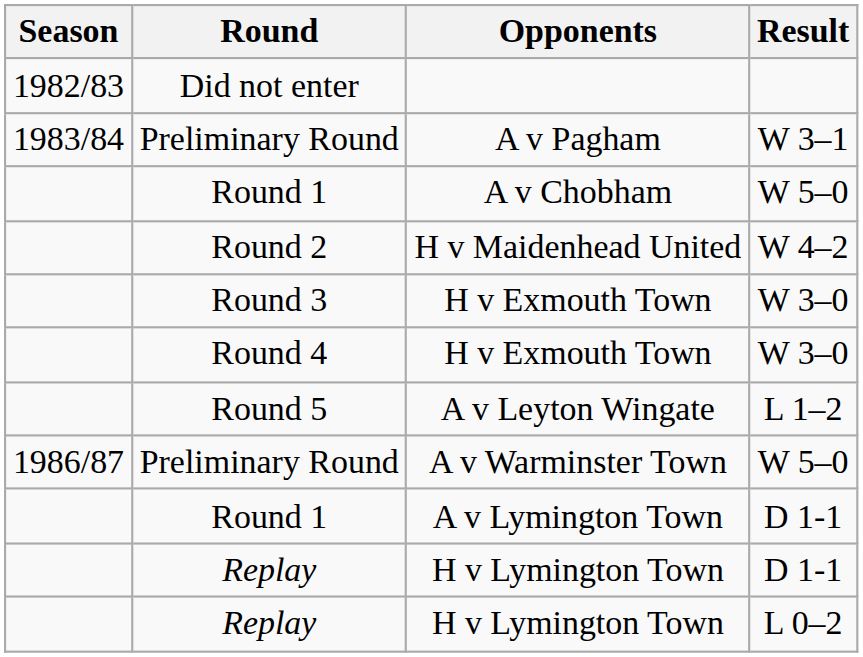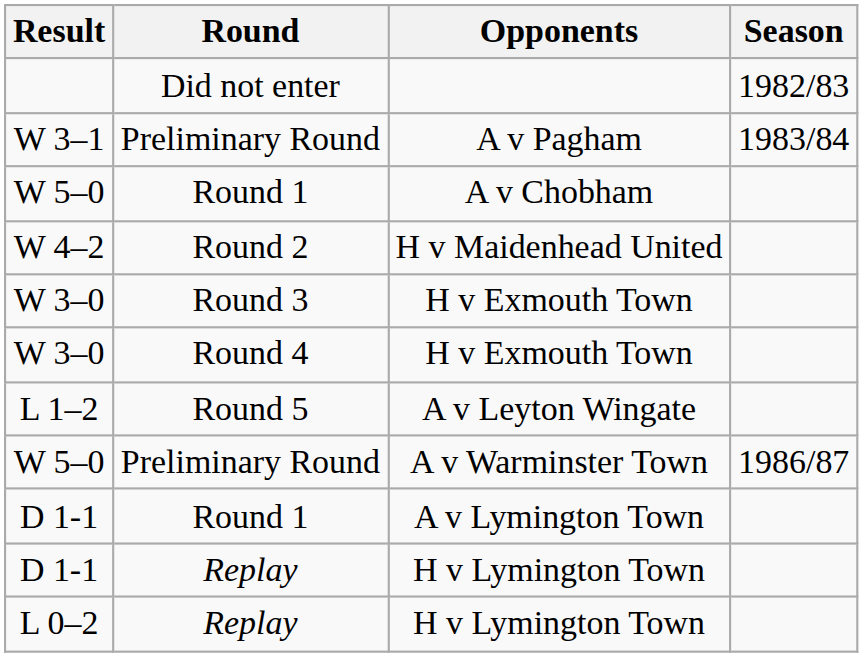columns swapped: (68, 31) <-> (803, 31)
